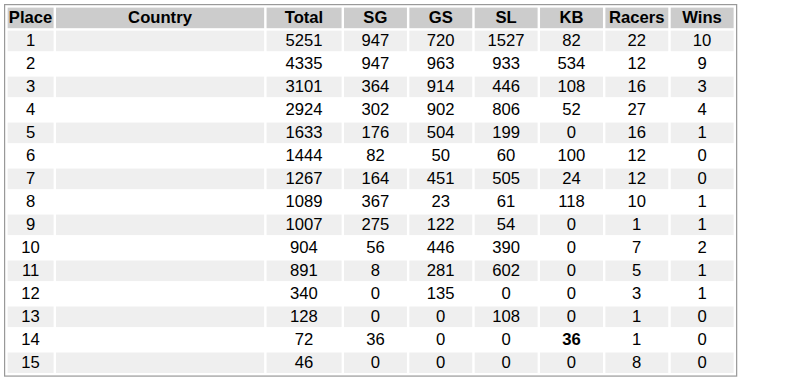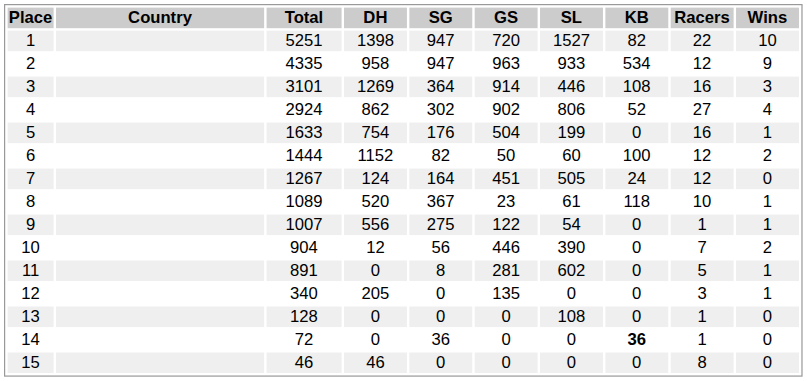+ column: (375, 18)
(702, 156) 0 -> (767, 156) 2
